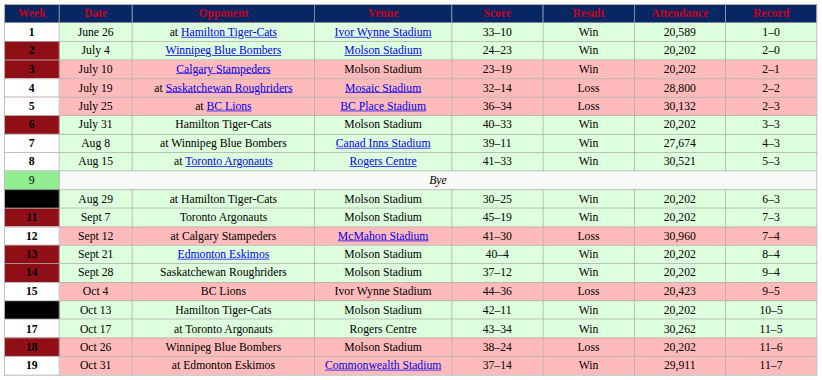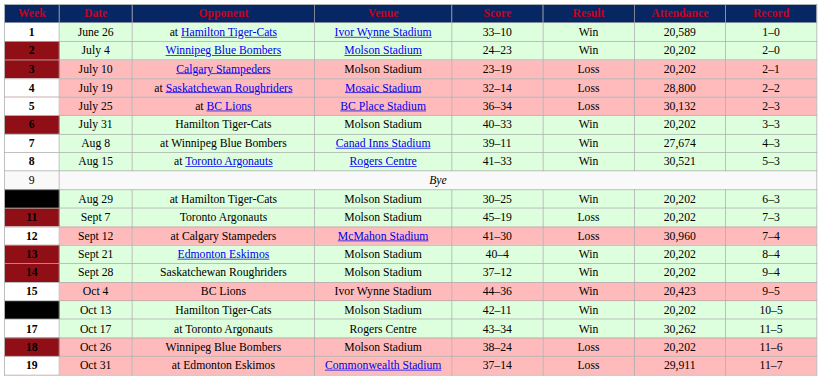(589, 69) Win -> (588, 69) Loss
(32, 180) lightgreen background -> (32, 180) no background
(589, 217) Win -> (588, 217) Loss
(588, 291) Loss -> (589, 291) Win
(589, 365) Win -> (588, 365) Loss
